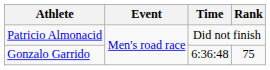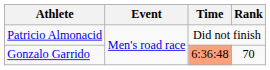(210, 55) no background -> (210, 55) lightsalmon background
(249, 55) 75 -> (249, 55) 70
